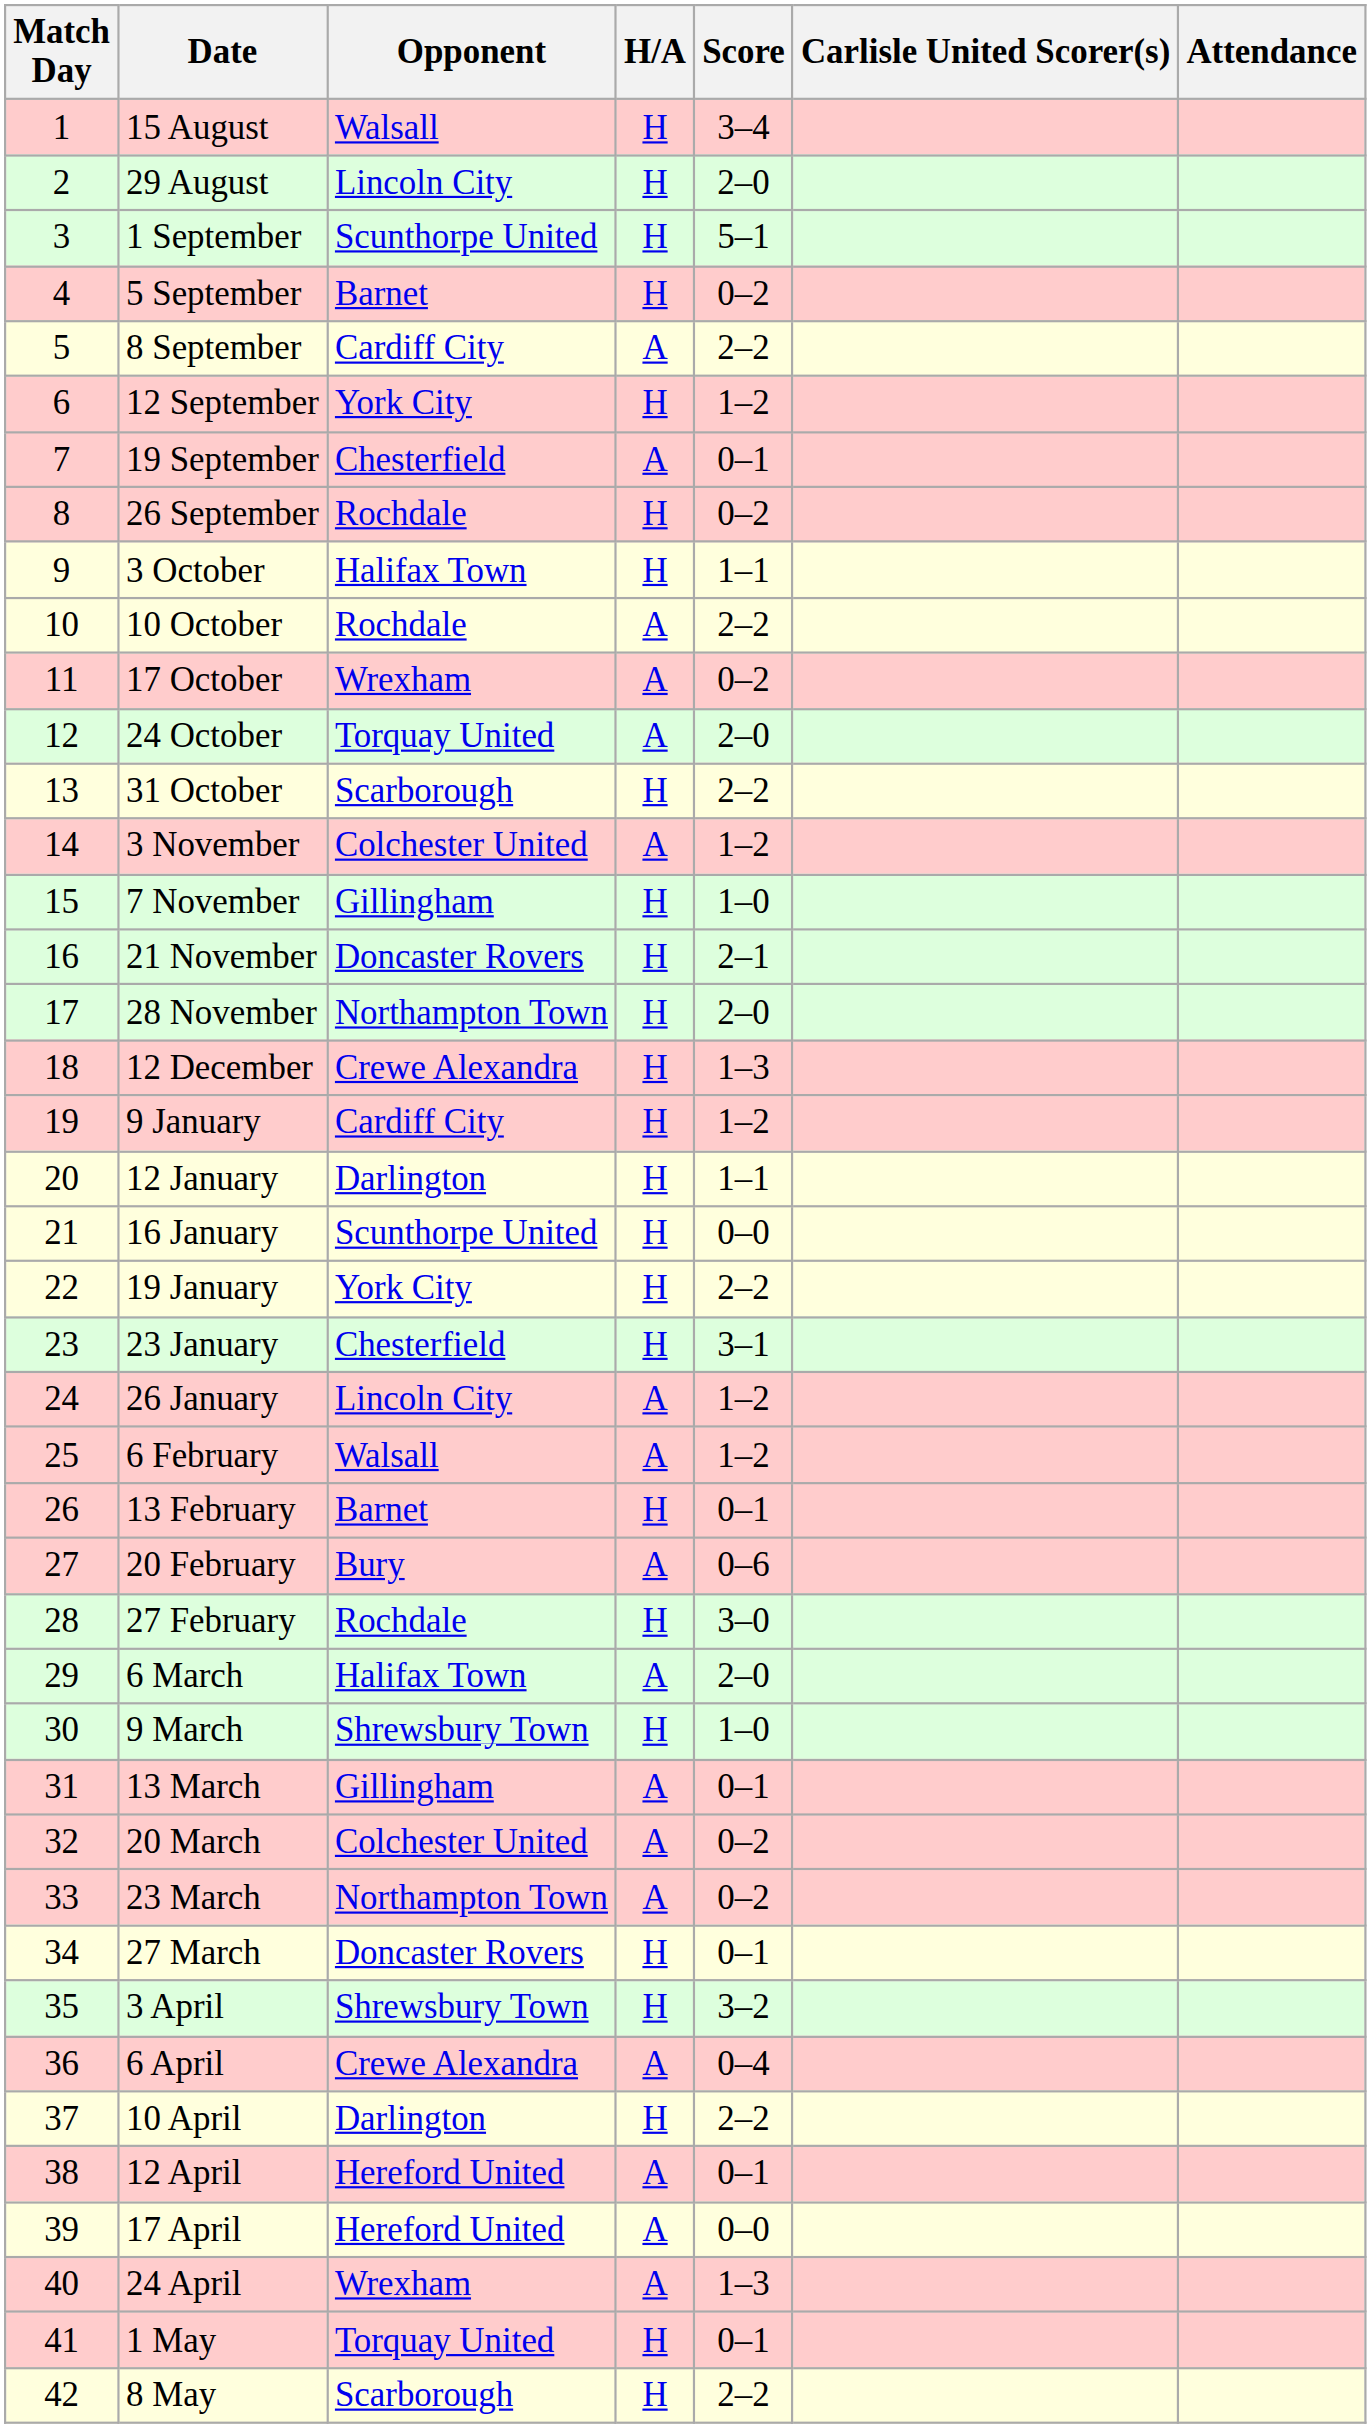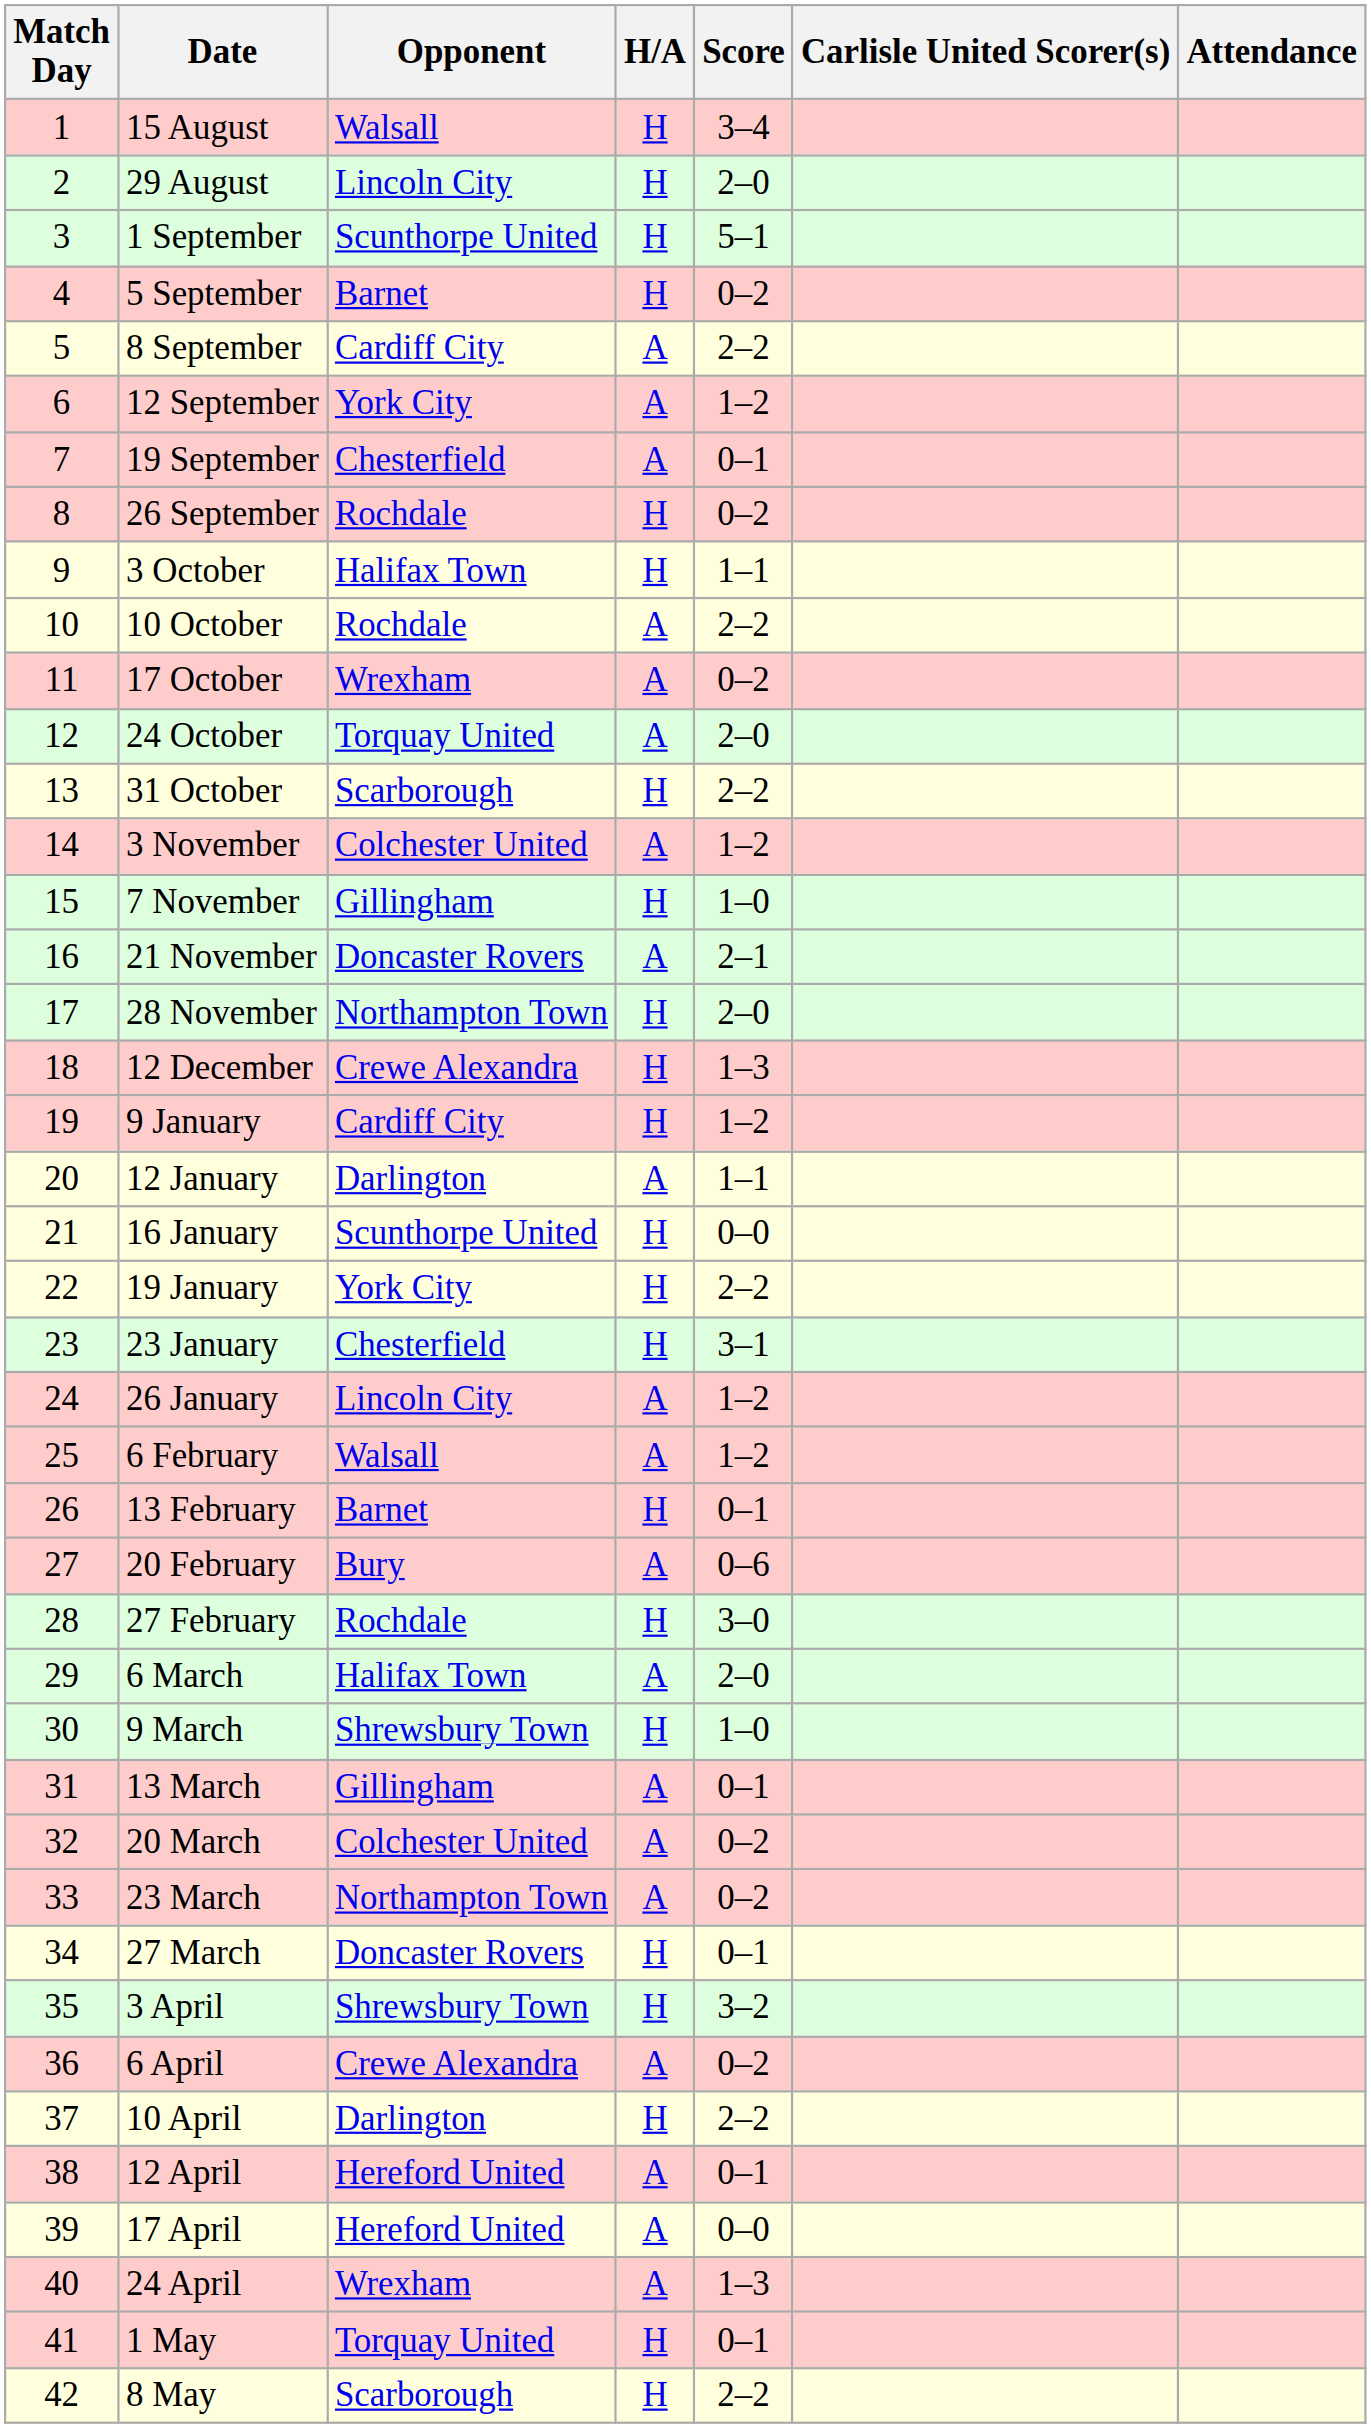(655, 403) H -> (655, 403) A
(655, 956) H -> (655, 956) A
(655, 1177) H -> (655, 1177) A
(743, 2062) 0–4 -> (743, 2062) 0–2
